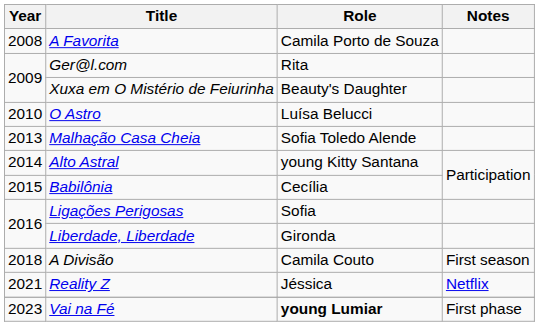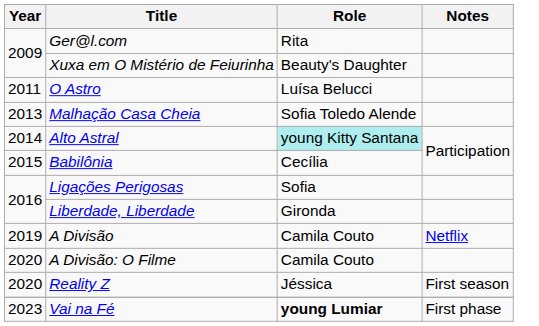- row: (84, 41)
(25, 114) 2010 -> (25, 89) 2011
(350, 162) no background -> (350, 138) paleturquoise background
(25, 260) 2018 -> (25, 235) 2019
(488, 260) First season -> (447, 235) Netflix
+ row: (113, 260)
(25, 284) 2021 -> (25, 284) 2020
(467, 284) Netflix -> (467, 284) First season
